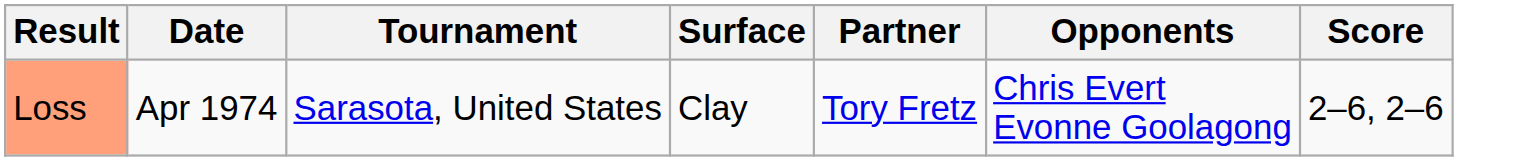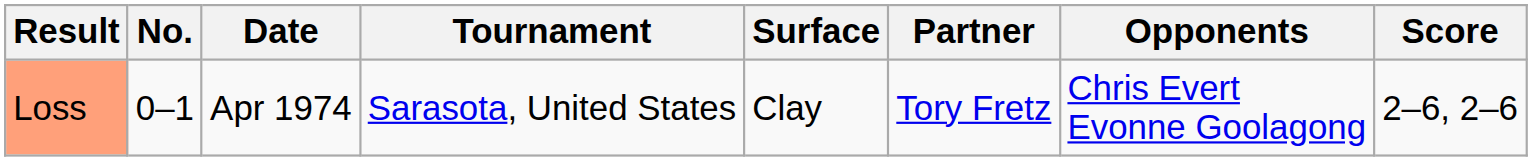+ column: (165, 32)
